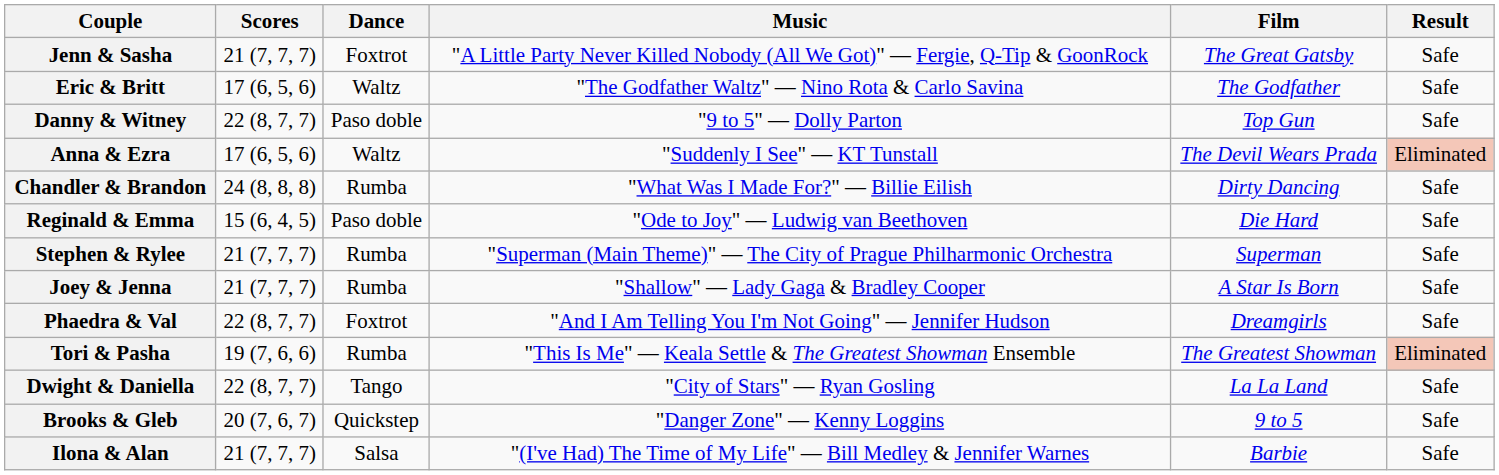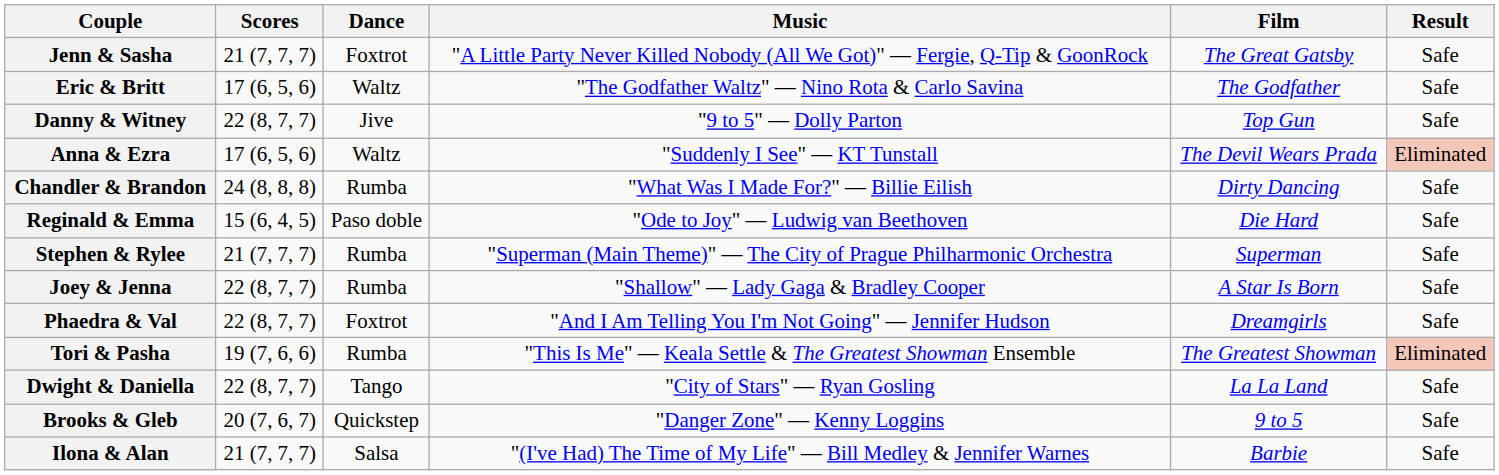(376, 120) Paso doble -> (376, 120) Jive
(270, 287) 21 (7, 7, 7) -> (270, 287) 22 (8, 7, 7)
